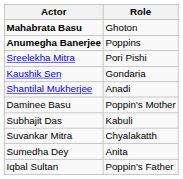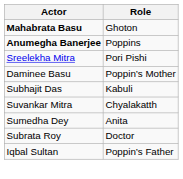- row: (34, 74)
- row: (49, 89)
+ row: (34, 136)
